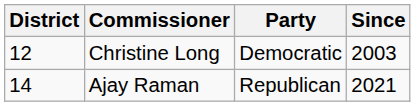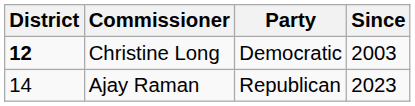(21, 52) normal -> (21, 52) bold
(374, 85) 2021 -> (374, 85) 2023
